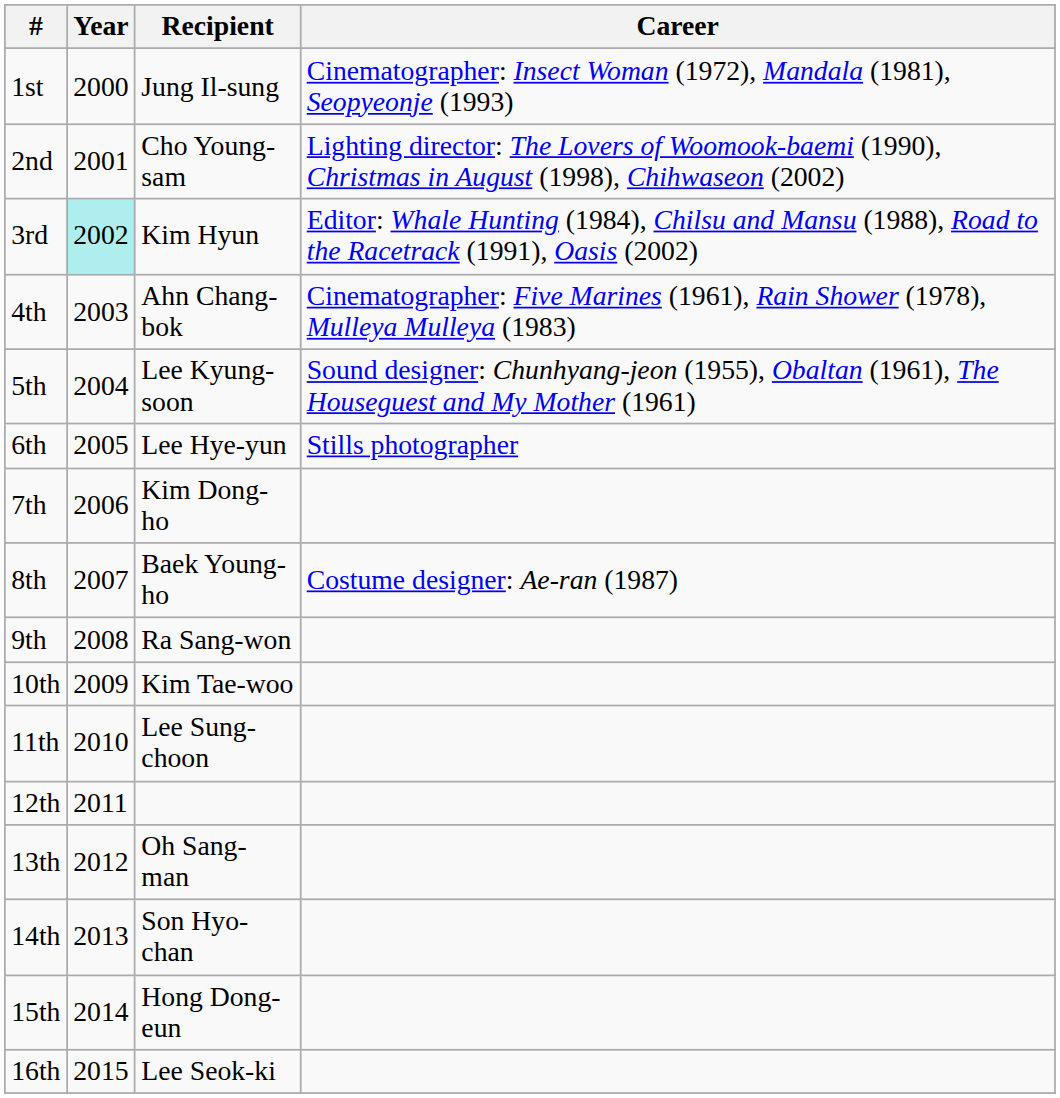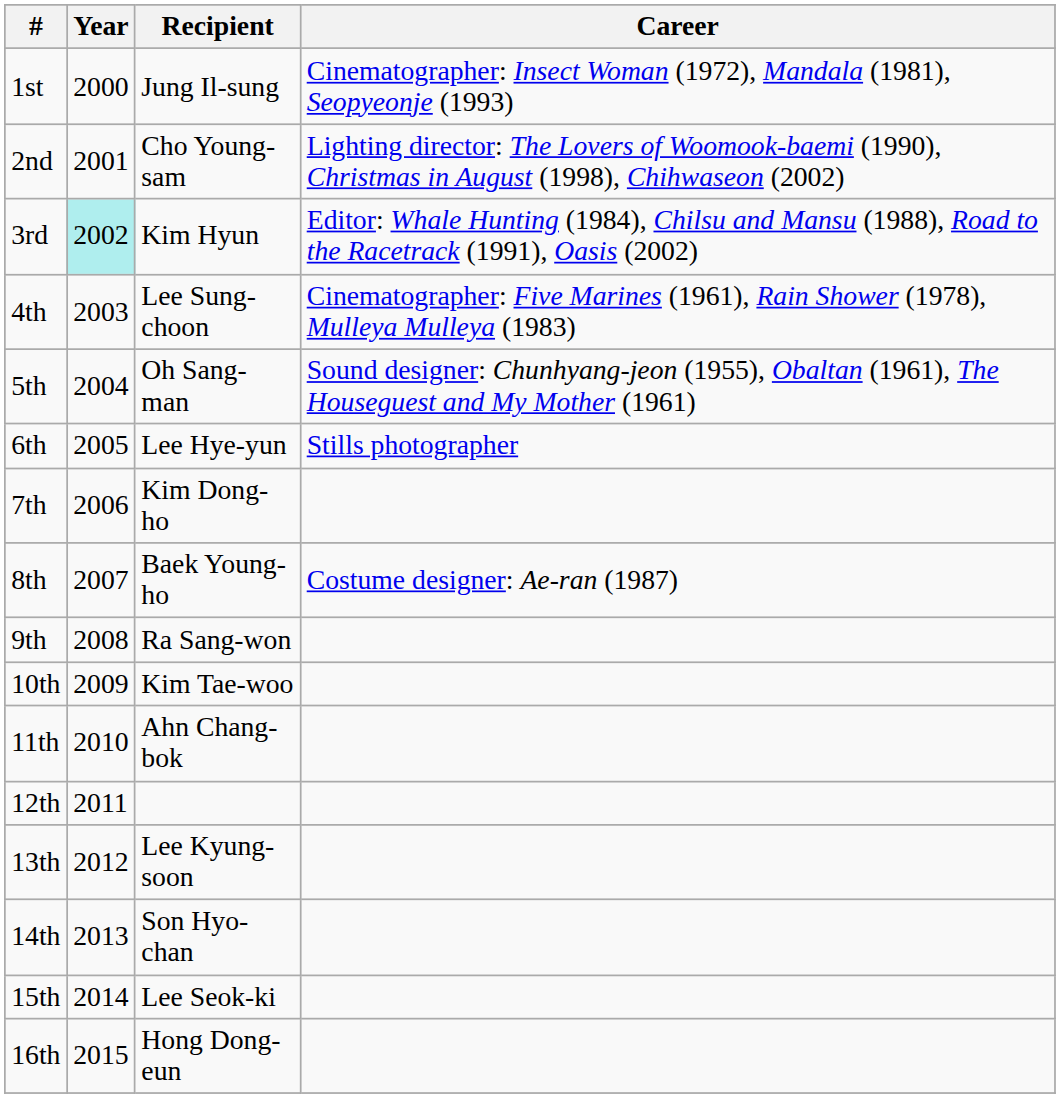(209, 311) Ahn Chang-bok -> (199, 311) Lee Sung-choon
(208, 386) Lee Kyung-soon -> (194, 386) Oh Sang-man
(199, 742) Lee Sung-choon -> (209, 742) Ahn Chang-bok
(194, 861) Oh Sang-man -> (208, 861) Lee Kyung-soon
(211, 1011) Hong Dong-eun -> (209, 996) Lee Seok-ki
(209, 1071) Lee Seok-ki -> (211, 1055) Hong Dong-eun
